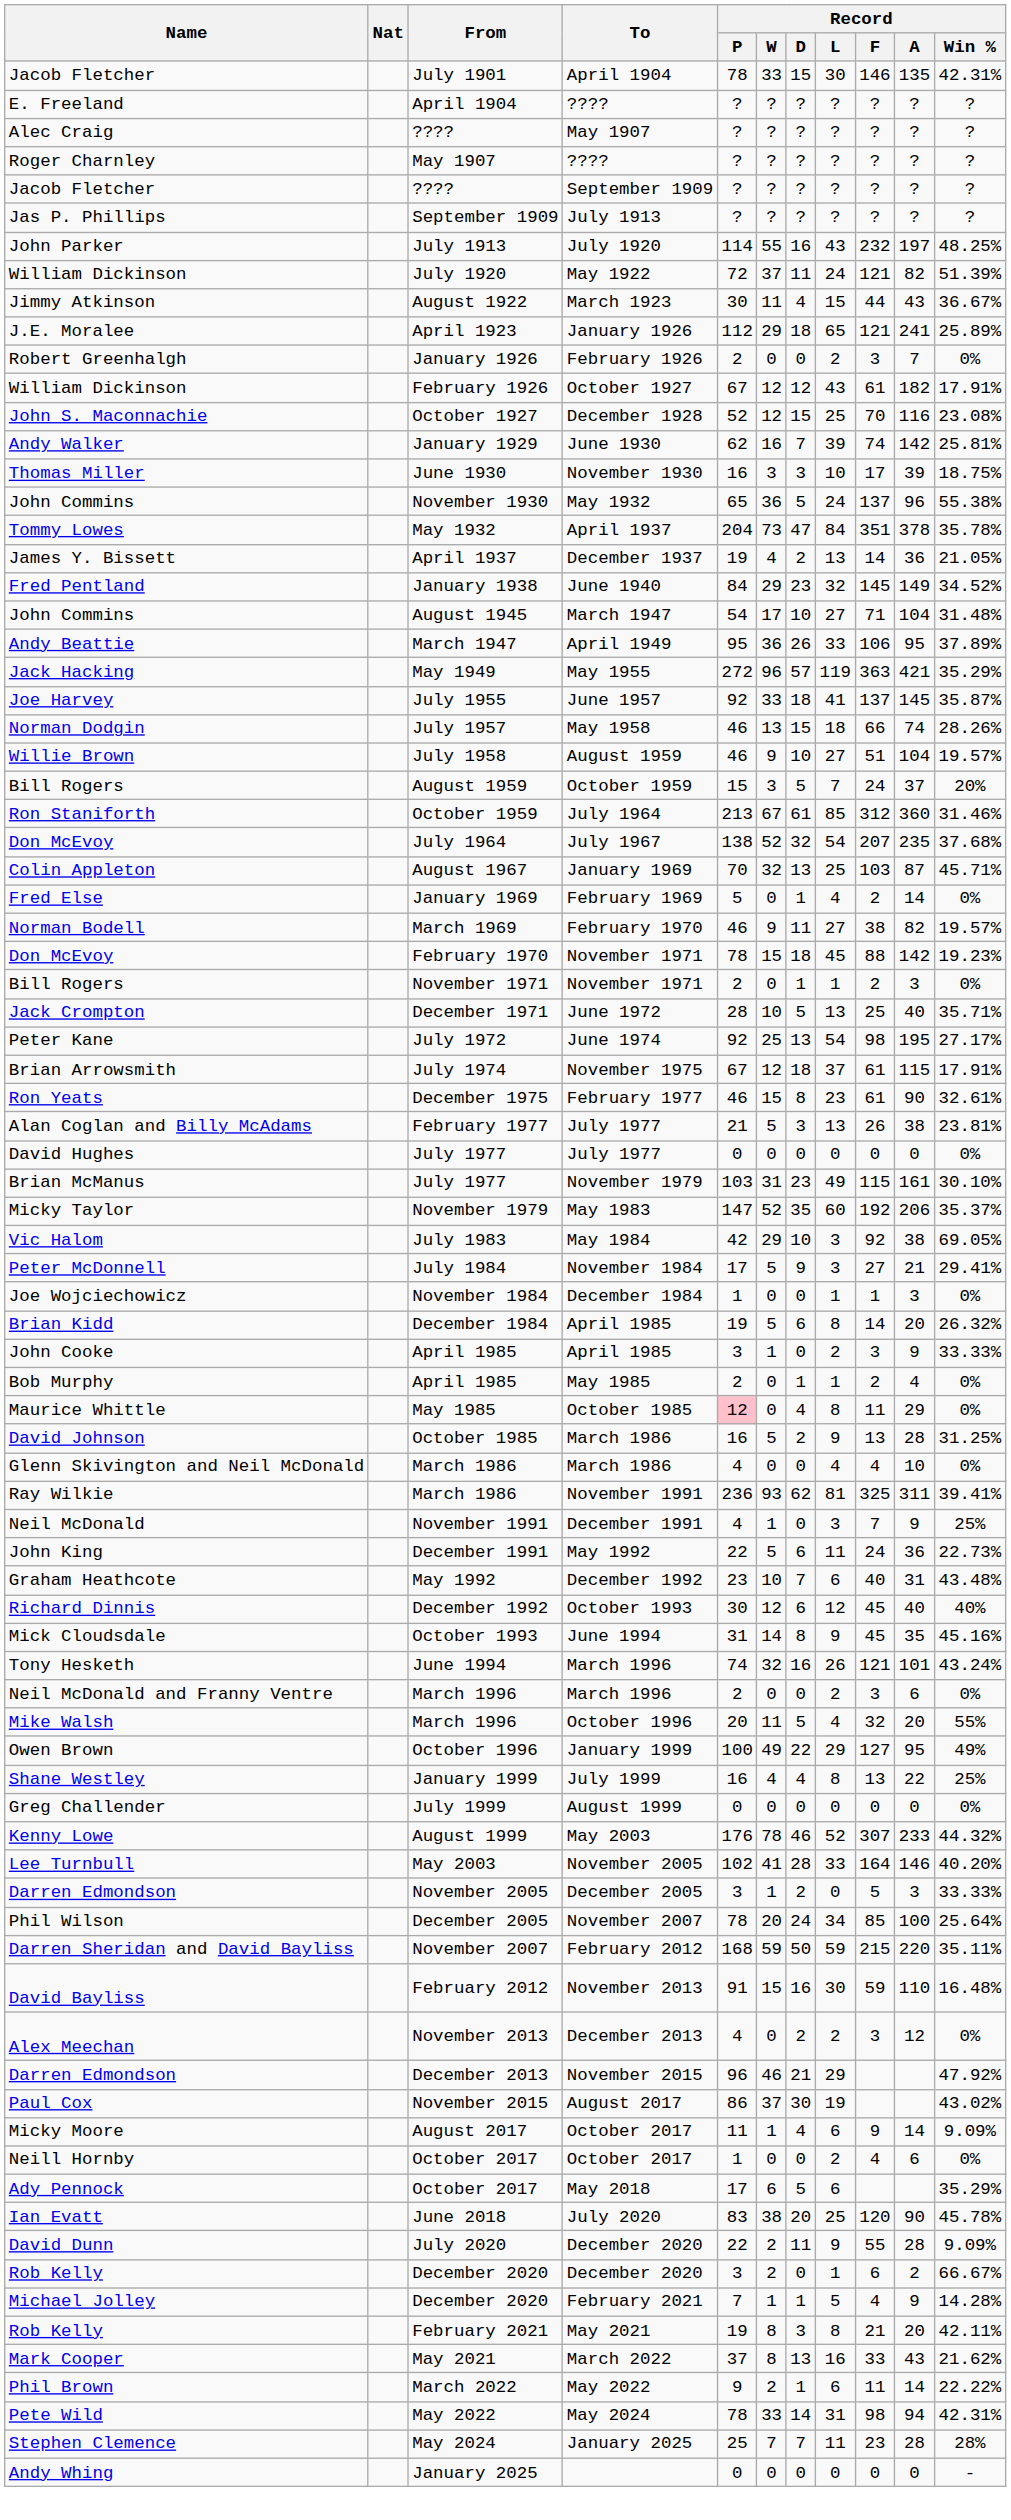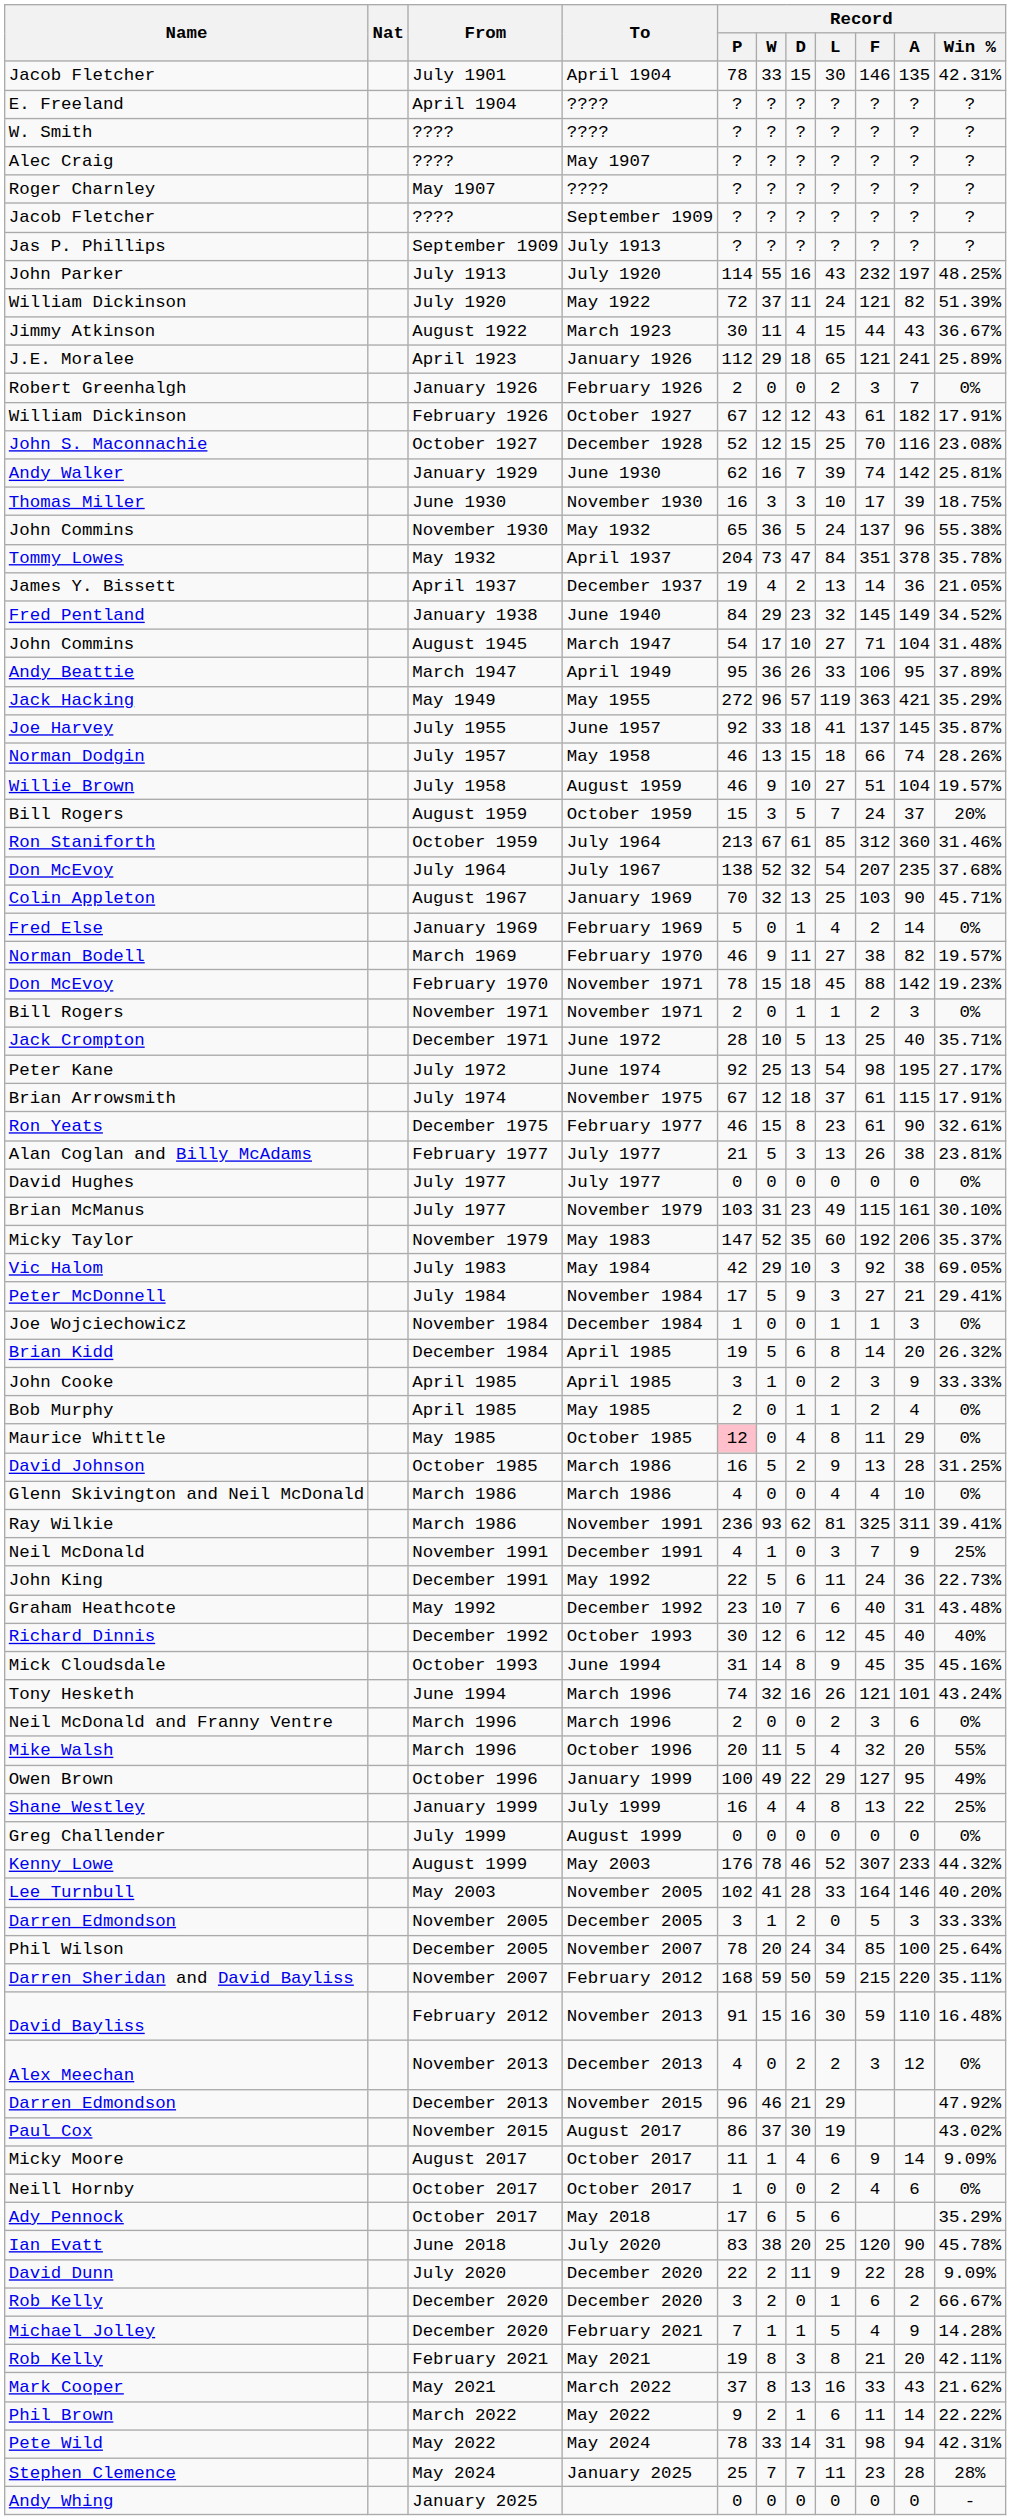+ row: (51, 132)
(915, 871) 87 -> (915, 899) 90
(875, 2245) 55 -> (875, 2274) 22
